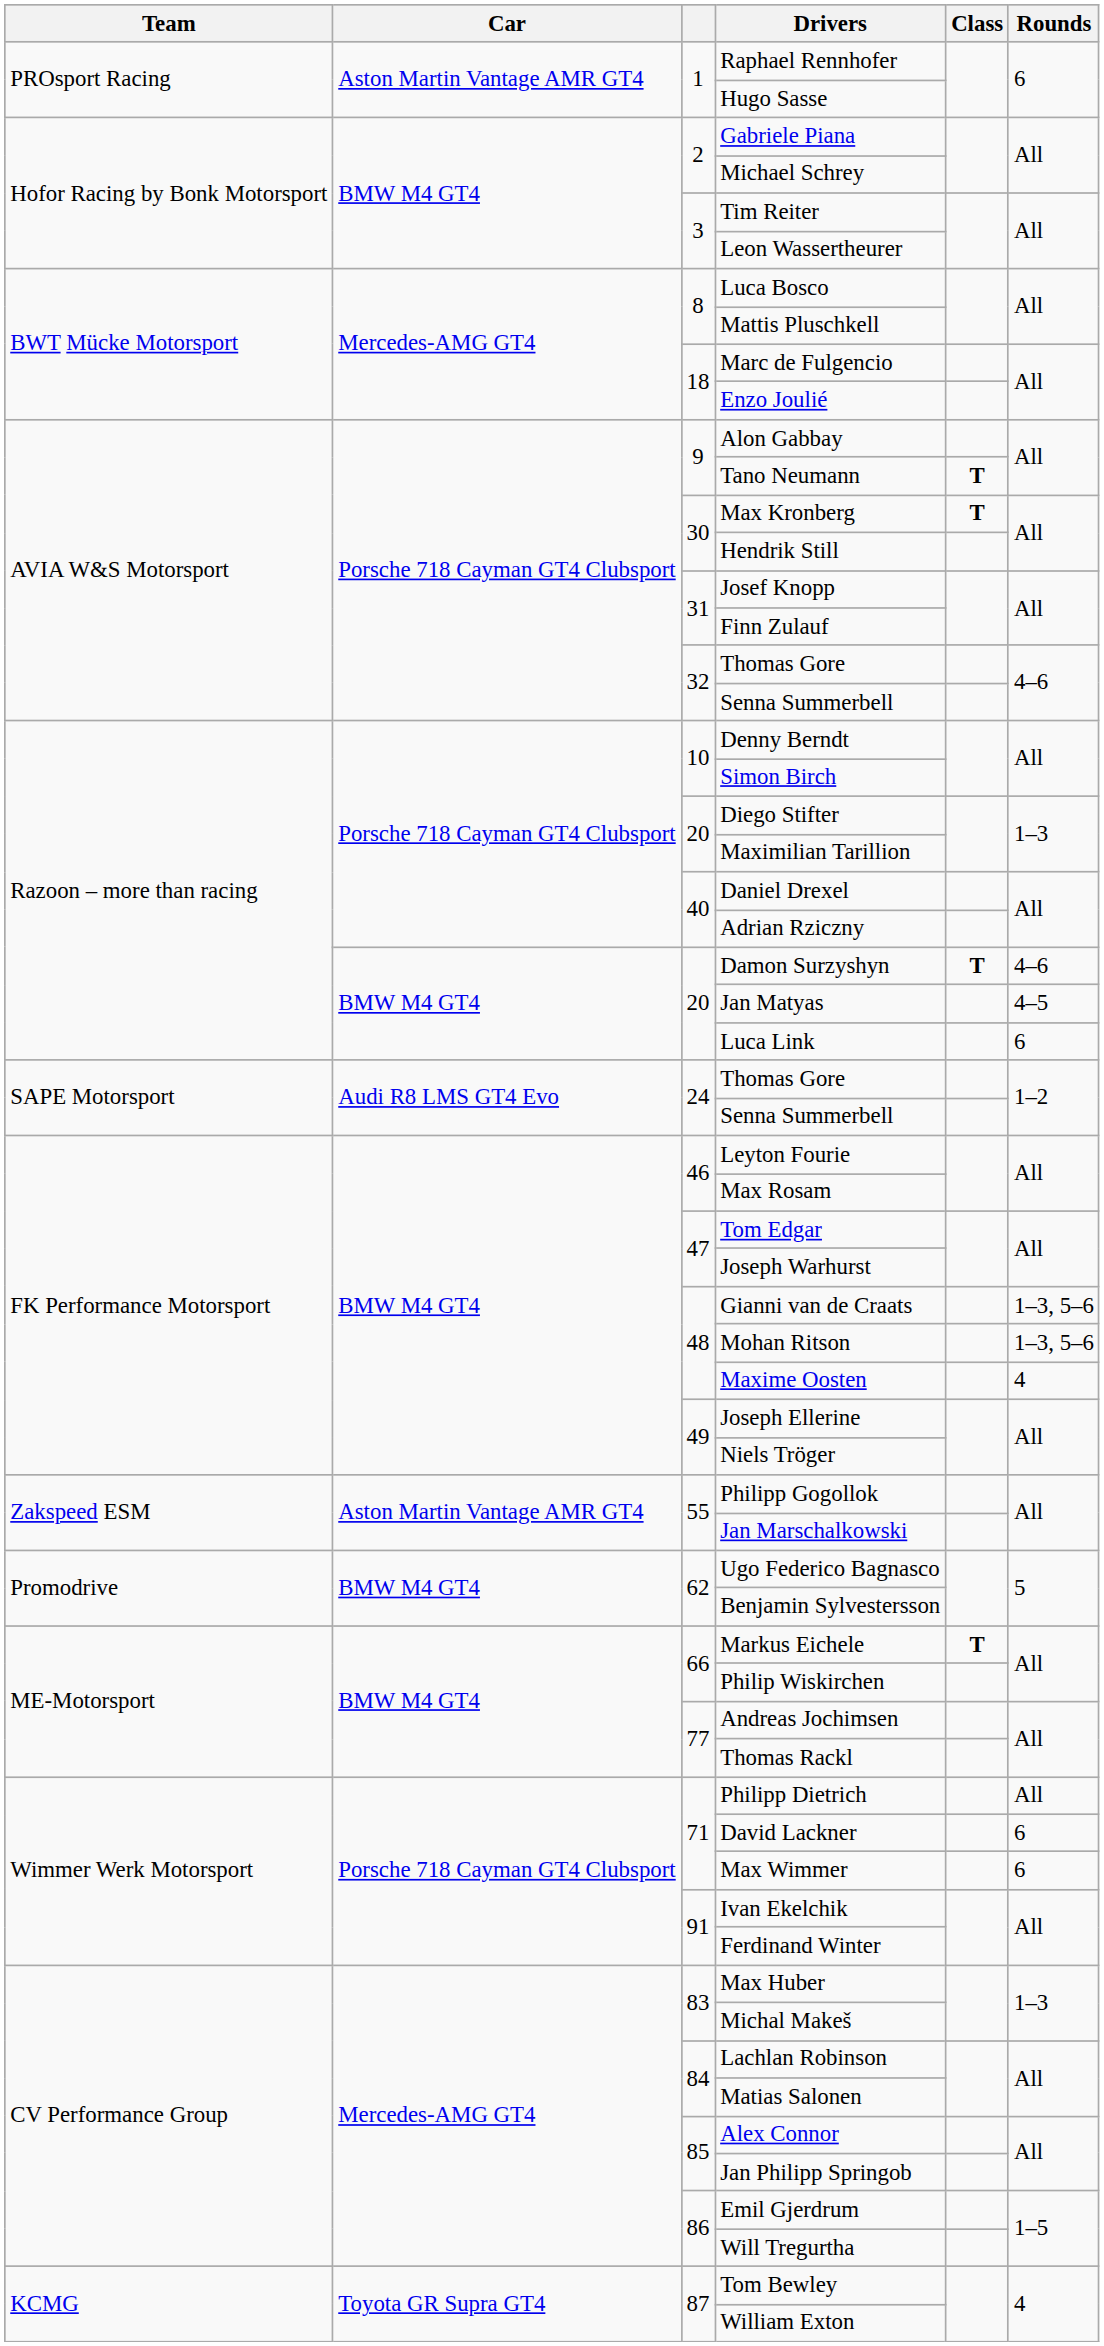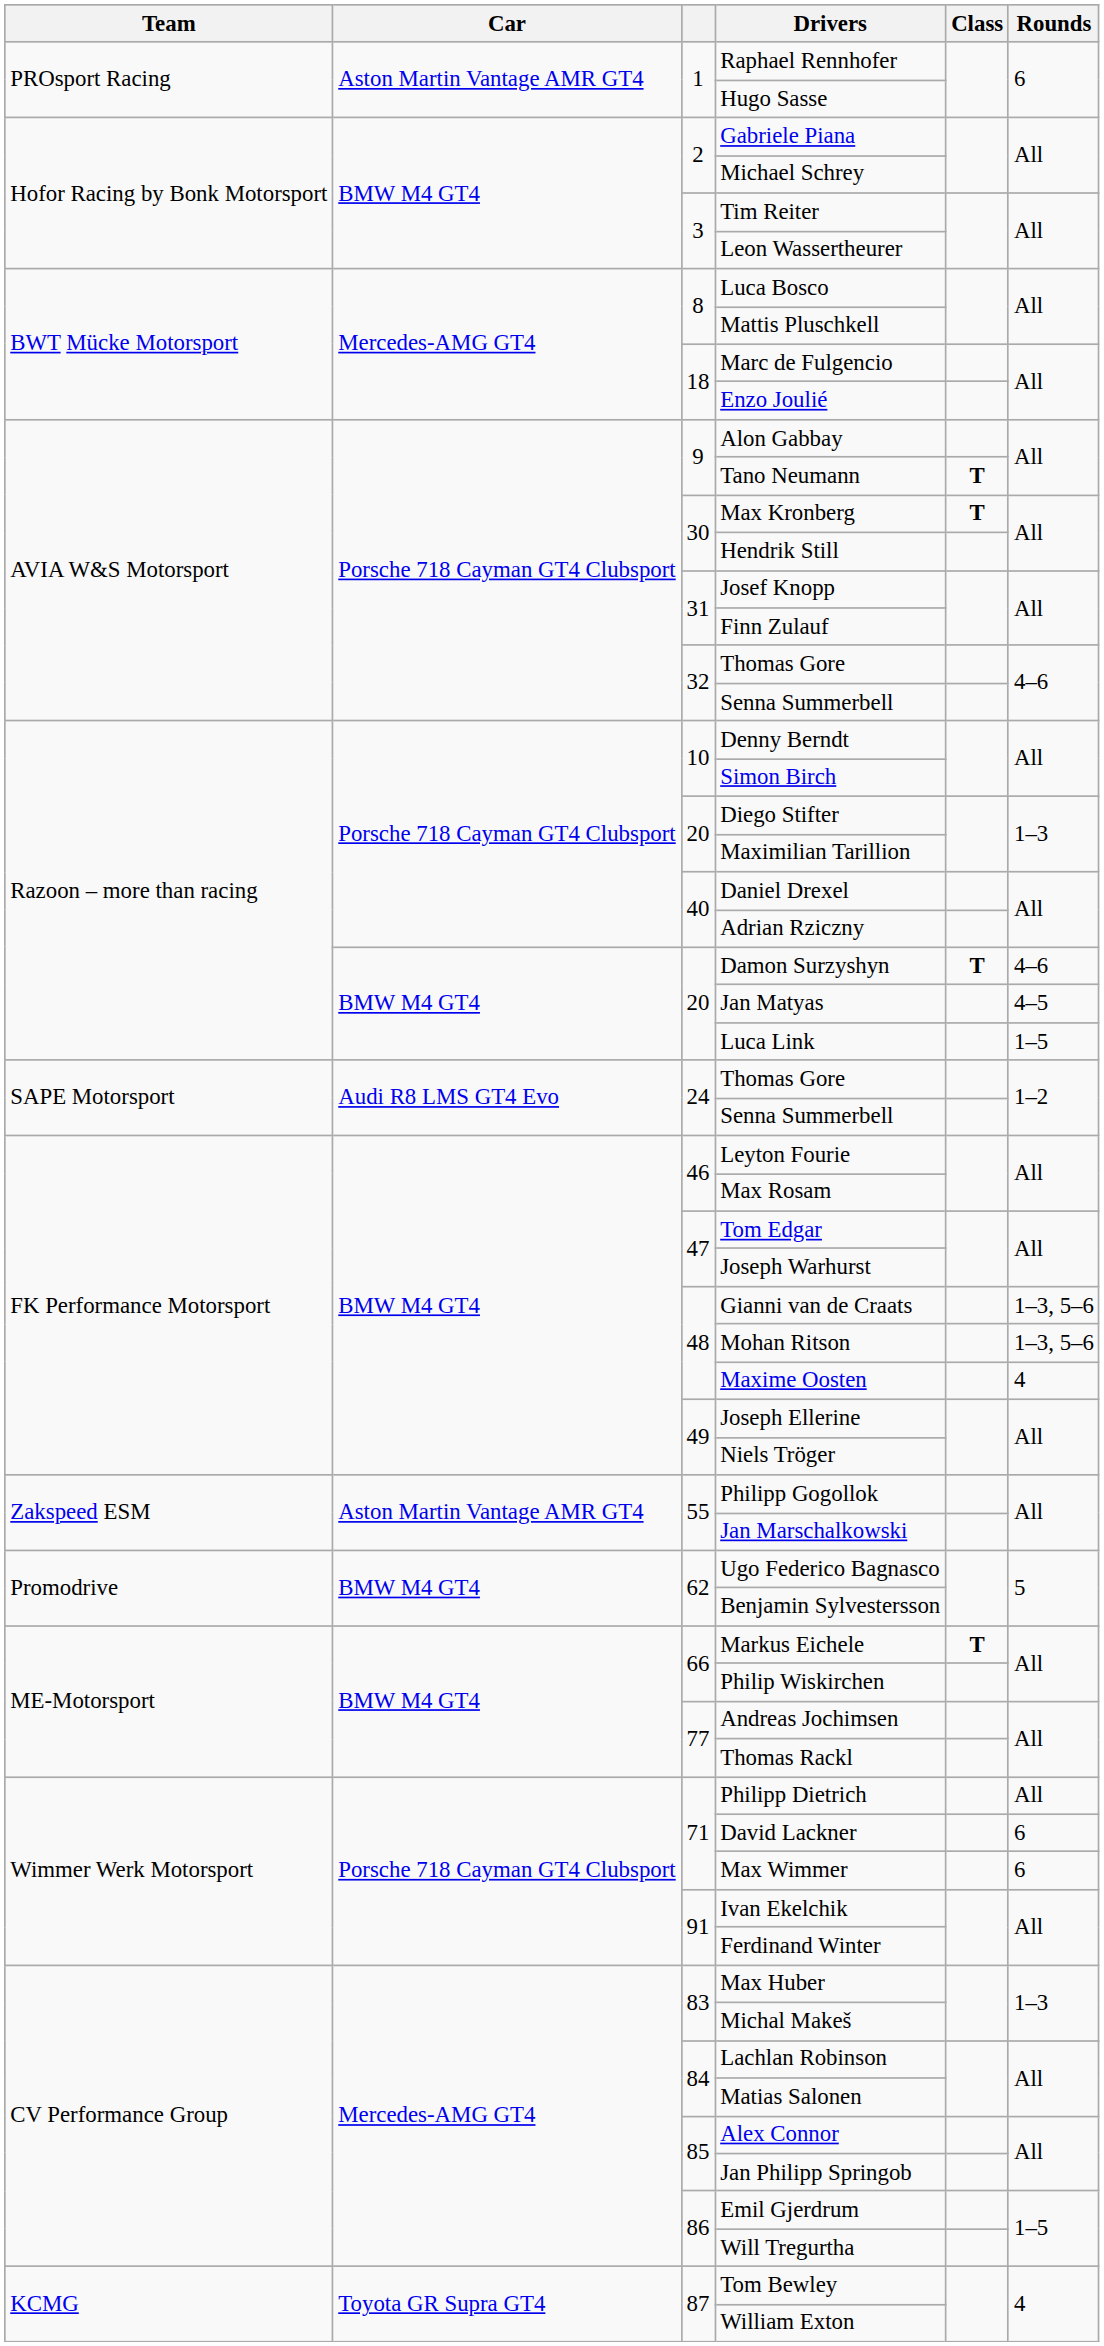(1020, 1040) 6 -> (1031, 1040) 1–5
